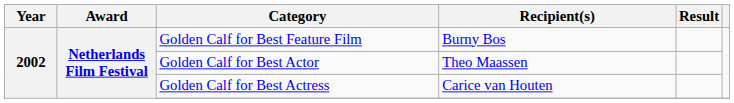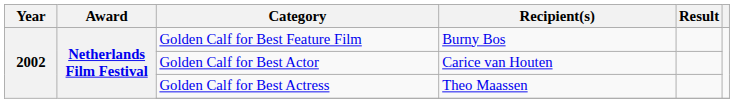(485, 62) Theo Maassen -> (497, 62) Carice van Houten
(497, 86) Carice van Houten -> (485, 86) Theo Maassen
